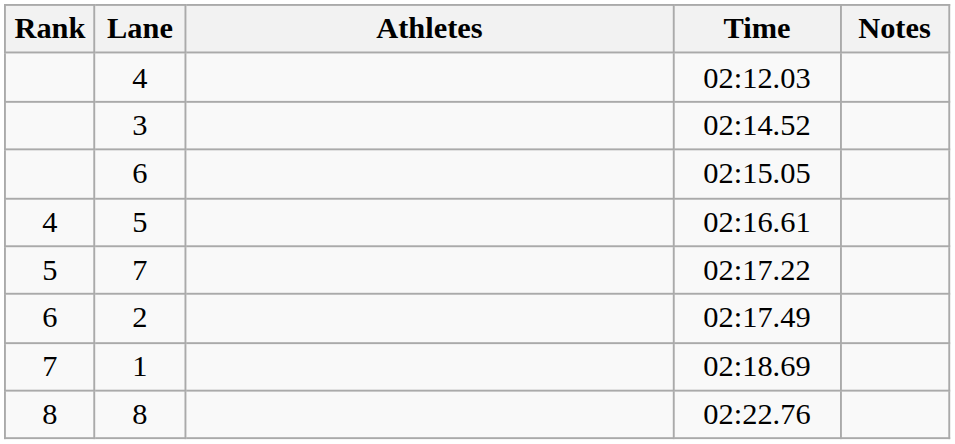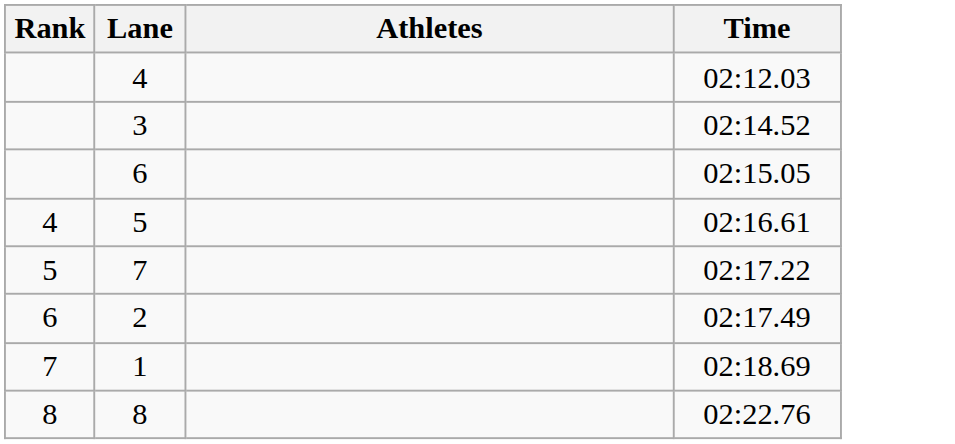- column: (895, 28)
